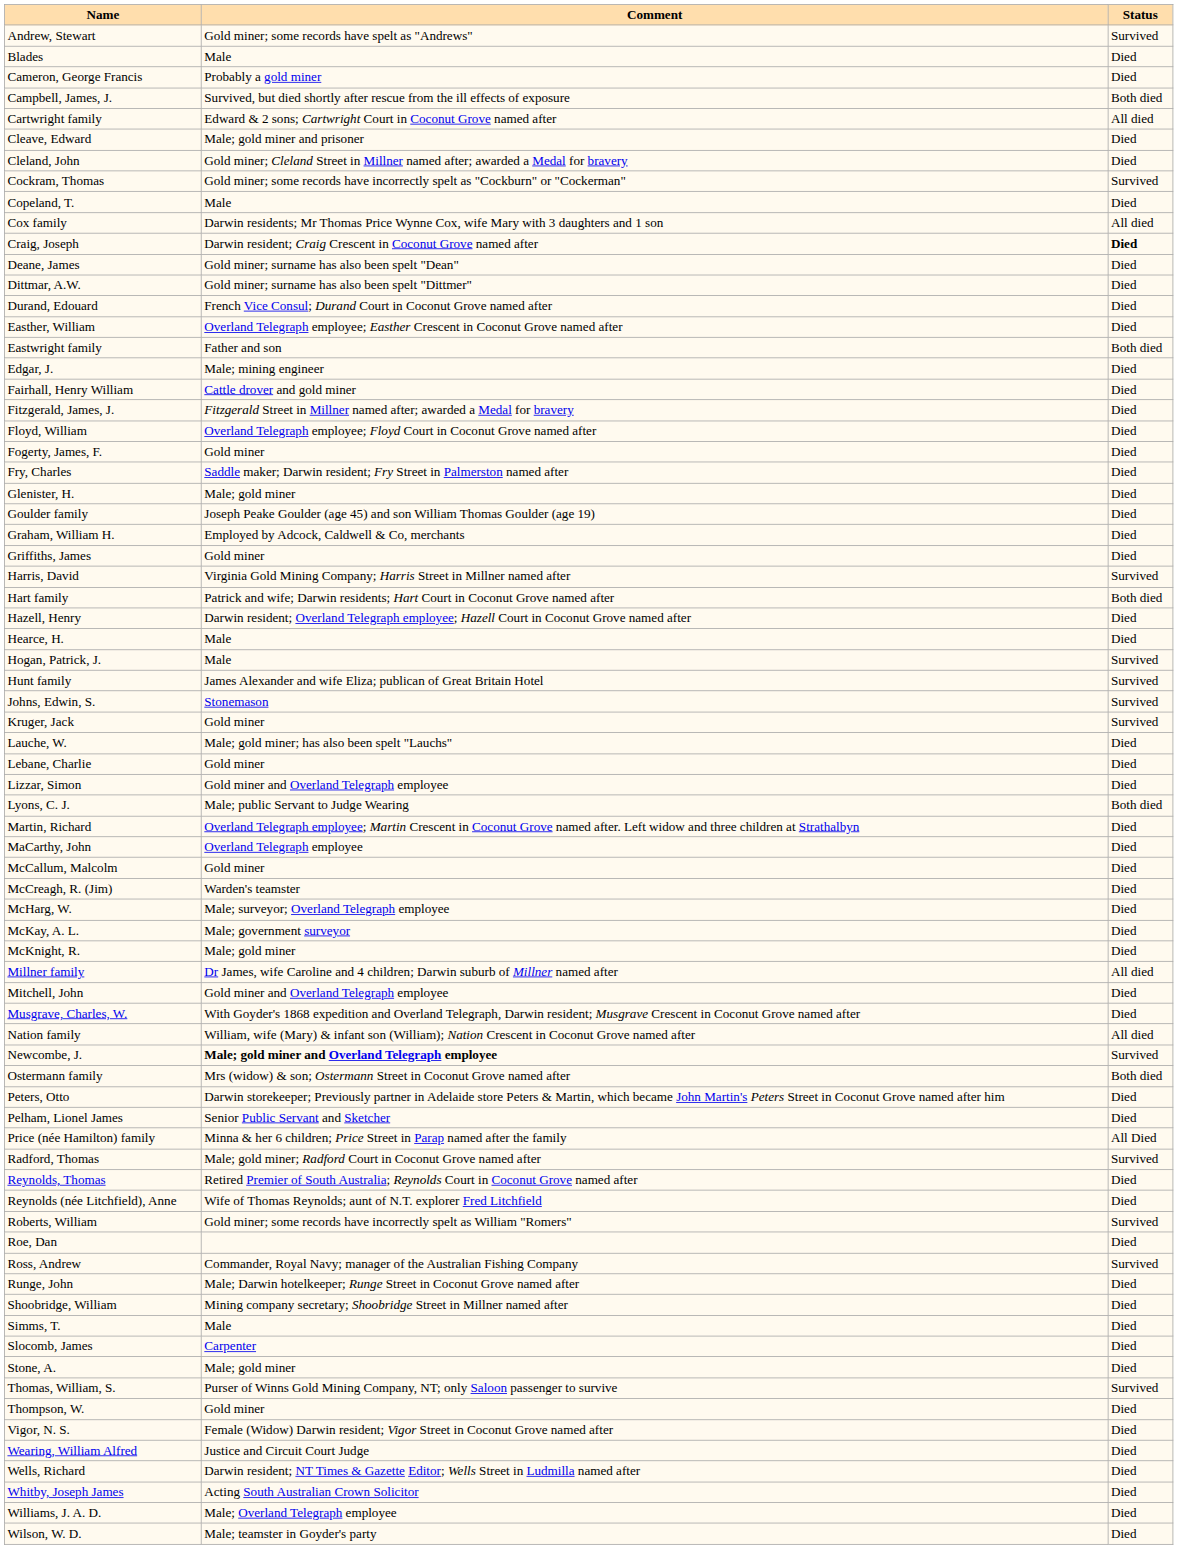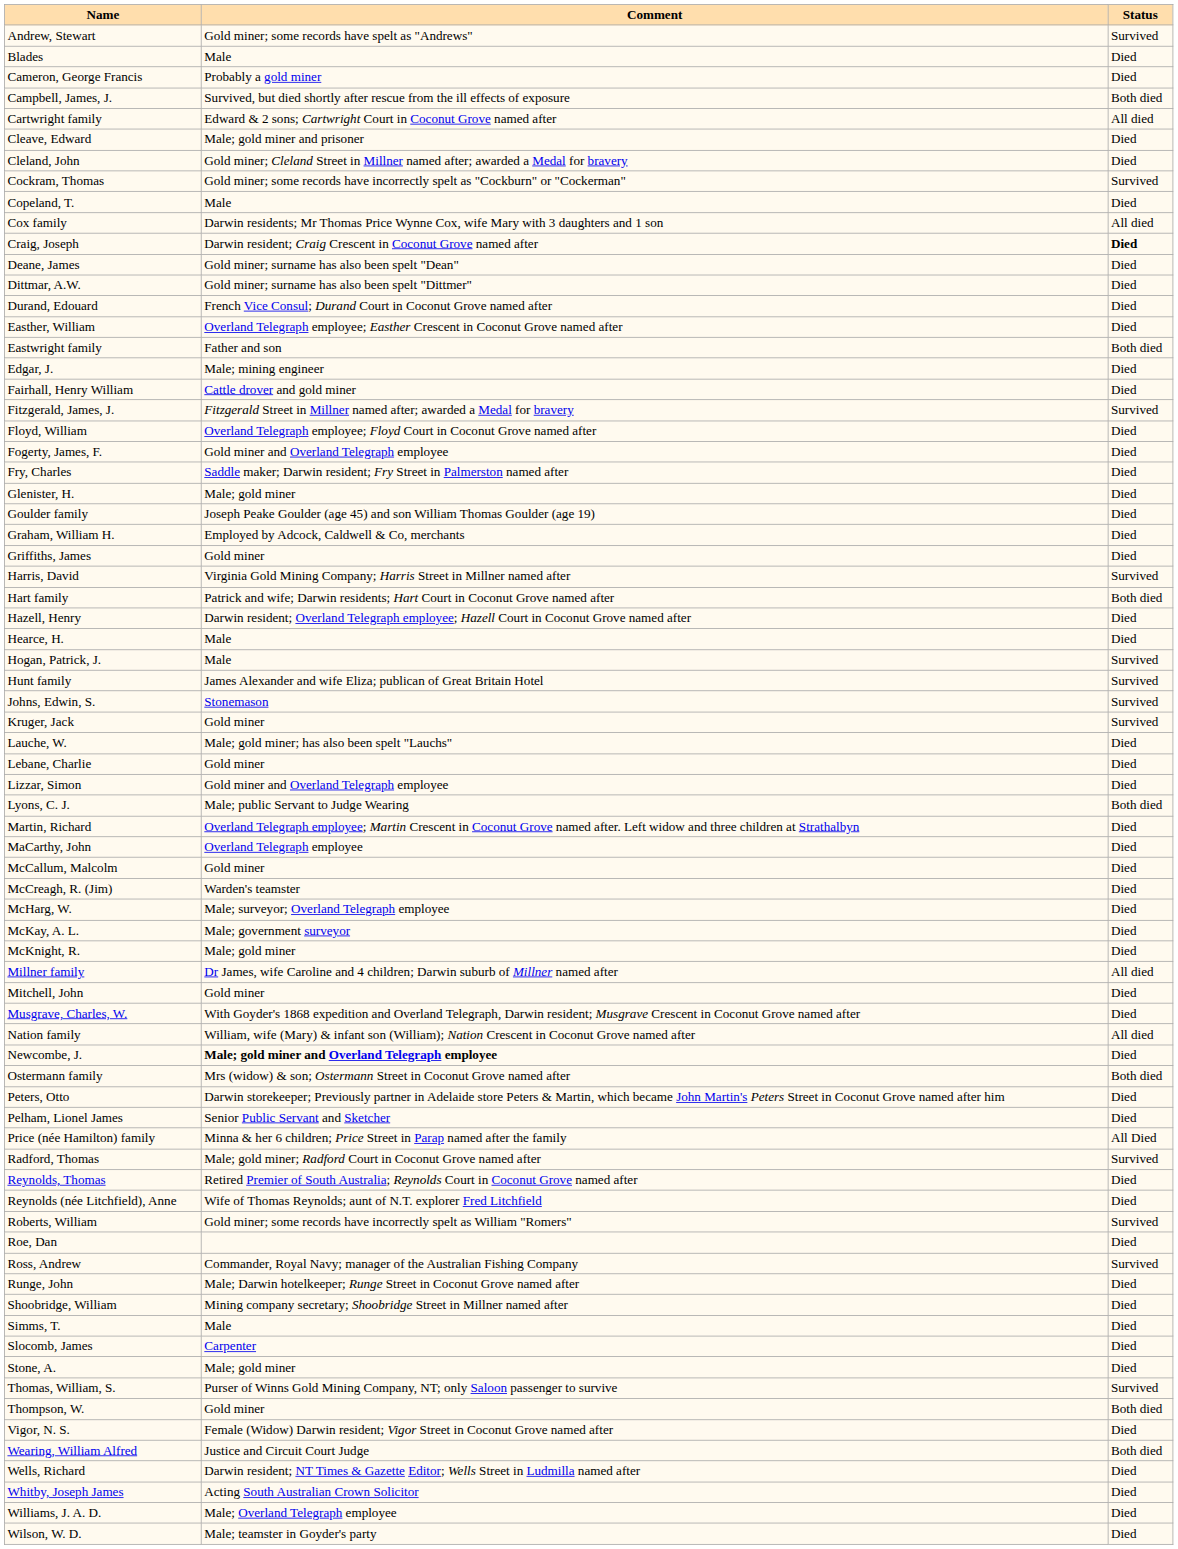(1124, 410) Died -> (1135, 410) Survived
(234, 451) Gold miner -> (326, 451) Gold miner and Overland Telegraph employee
(326, 992) Gold miner and Overland Telegraph employee -> (234, 992) Gold miner
(1135, 1055) Survived -> (1124, 1055) Died
(1124, 1409) Died -> (1137, 1409) Both died
(1124, 1450) Died -> (1137, 1450) Both died
